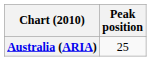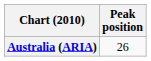(123, 46) 25 -> (123, 46) 26
